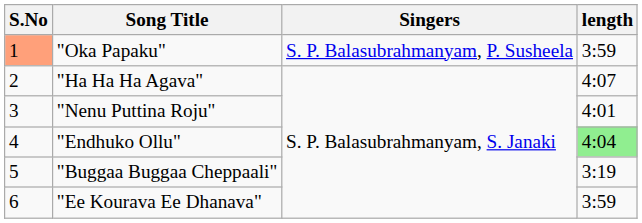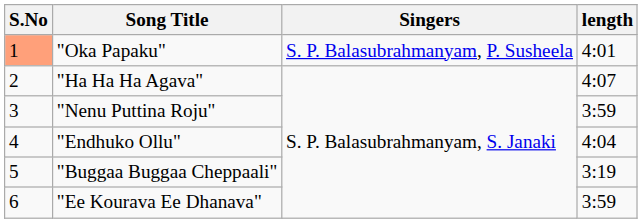(599, 50) 3:59 -> (599, 50) 4:01
(599, 111) 4:01 -> (599, 111) 3:59
(599, 141) lightgreen background -> (599, 141) no background
